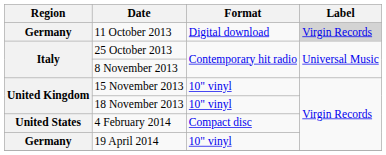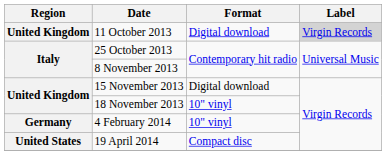(48, 31) Germany -> (48, 31) United Kingdom
(210, 86) 10" vinyl -> (229, 86) Digital download
(48, 123) United States -> (48, 123) Germany
(220, 123) Compact disc -> (210, 123) 10" vinyl
(48, 141) Germany -> (48, 141) United States
(210, 141) 10" vinyl -> (220, 141) Compact disc
